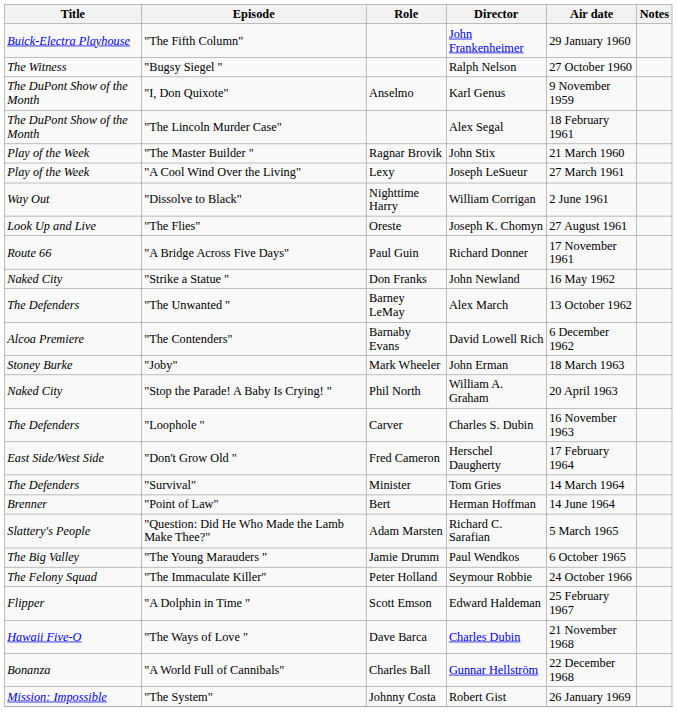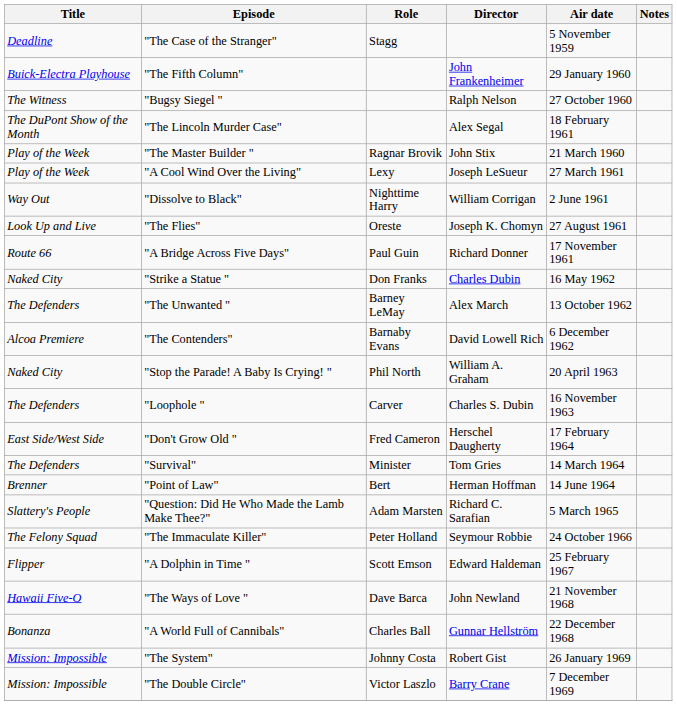+ row: (210, 40)
- row: (186, 93)
(484, 278) John Newland -> (485, 278) Charles Dubin
- row: (161, 365)
- row: (206, 557)
(485, 636) Charles Dubin -> (484, 597) John Newland
+ row: (195, 684)
